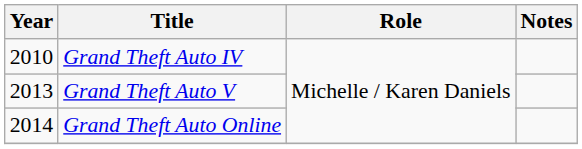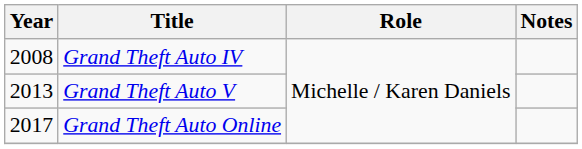(31, 56) 2010 -> (31, 56) 2008
(31, 125) 2014 -> (31, 125) 2017
